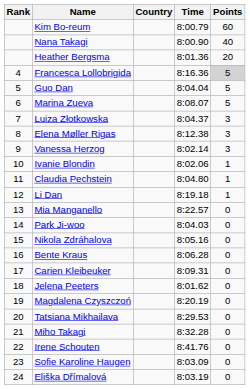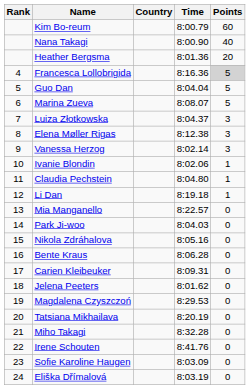(193, 301) 8:20.19 -> (193, 301) 8:29.53
(193, 316) 8:29.53 -> (193, 316) 8:20.19
